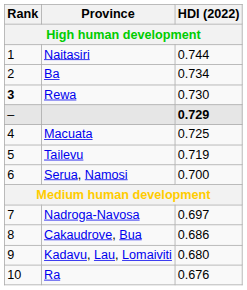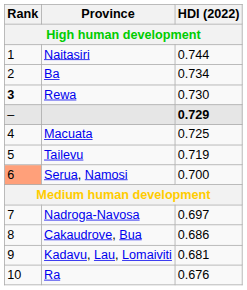(11, 174) no background -> (11, 174) lightsalmon background
(194, 255) 0.680 -> (194, 255) 0.681
